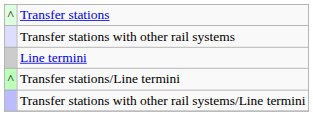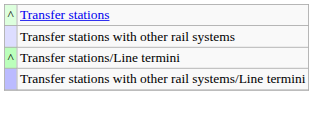- row: (53, 57)
